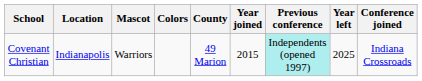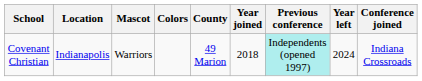(248, 54) 2015 -> (248, 54) 2018
(344, 54) 2025 -> (344, 54) 2024
